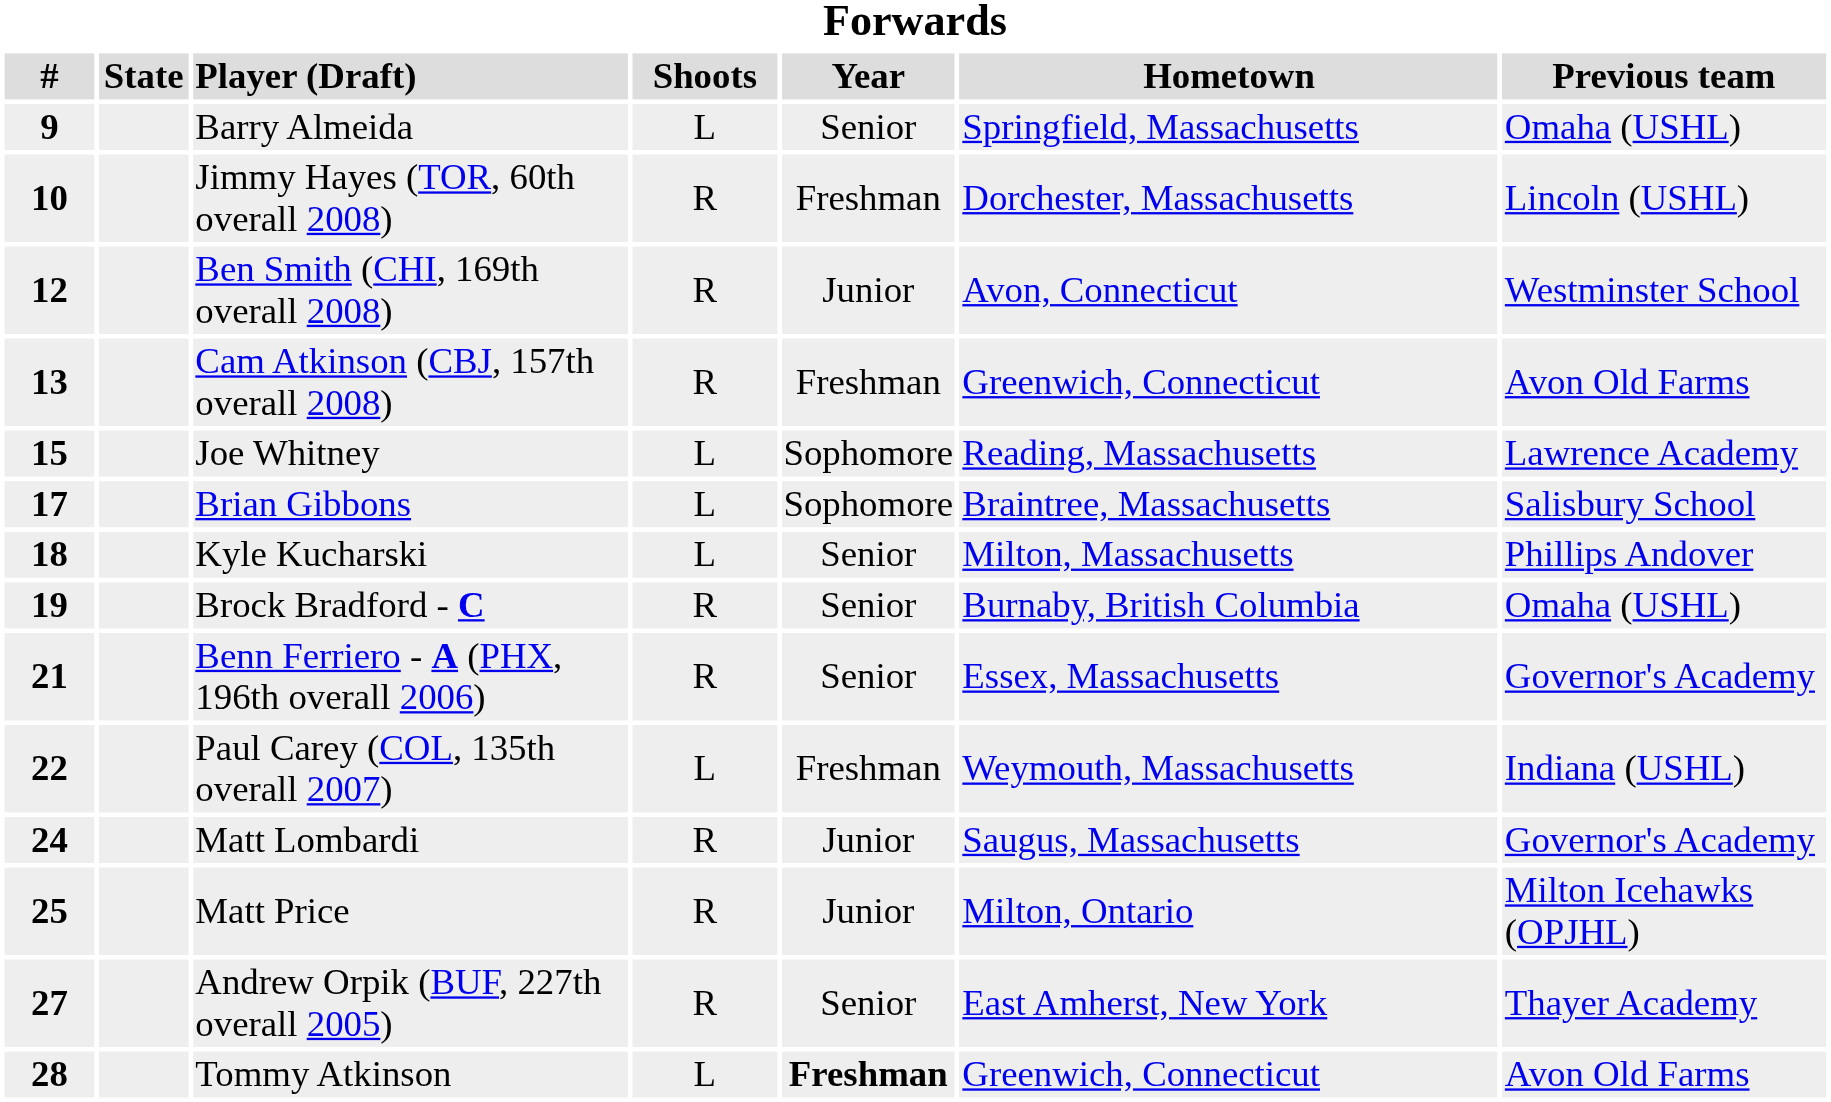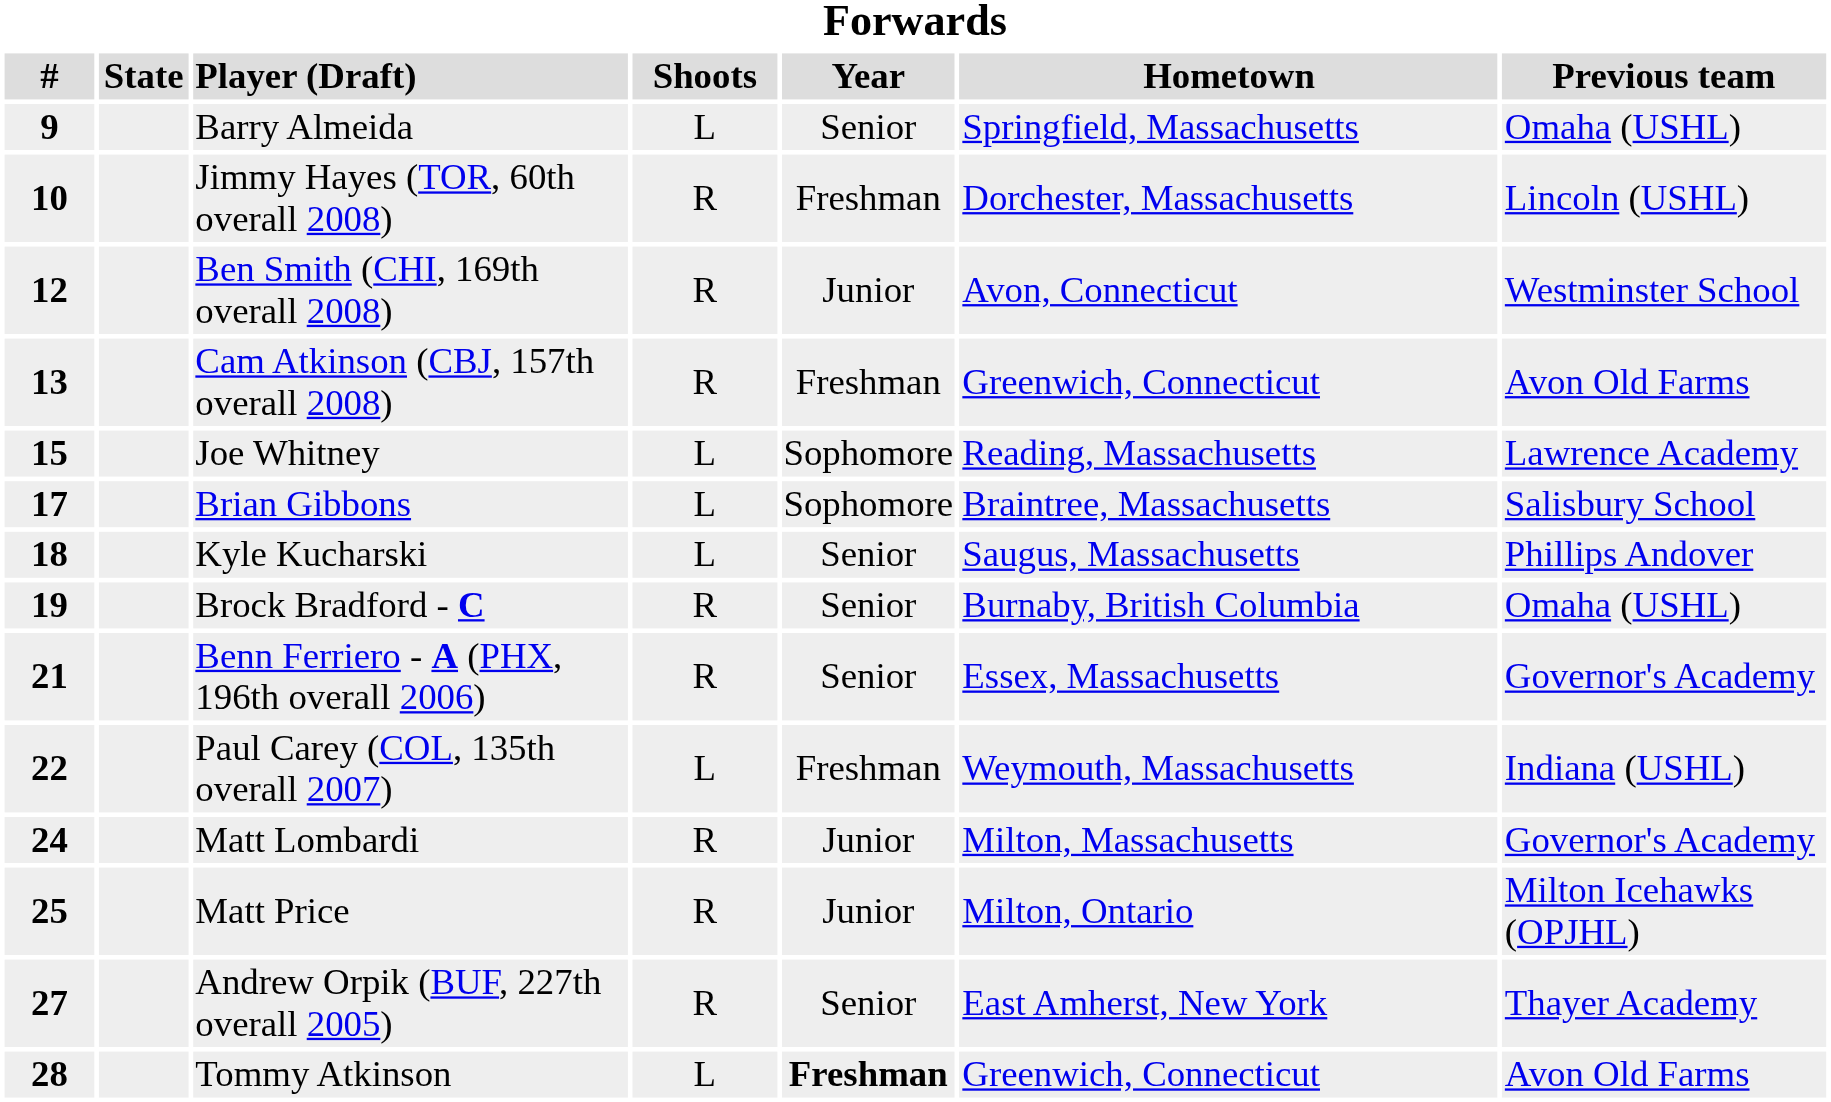(1128, 554) Milton, Massachusetts -> (1131, 554) Saugus, Massachusetts
(1131, 839) Saugus, Massachusetts -> (1128, 839) Milton, Massachusetts
